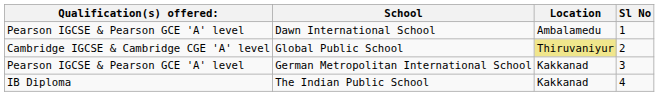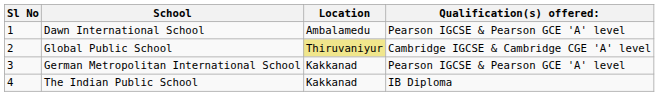columns swapped: (635, 13) <-> (139, 13)
